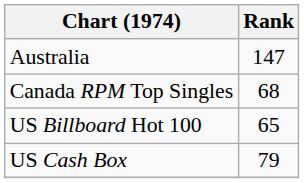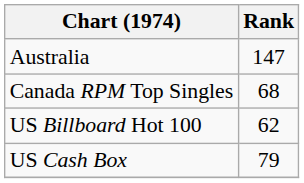(269, 125) 65 -> (269, 125) 62
